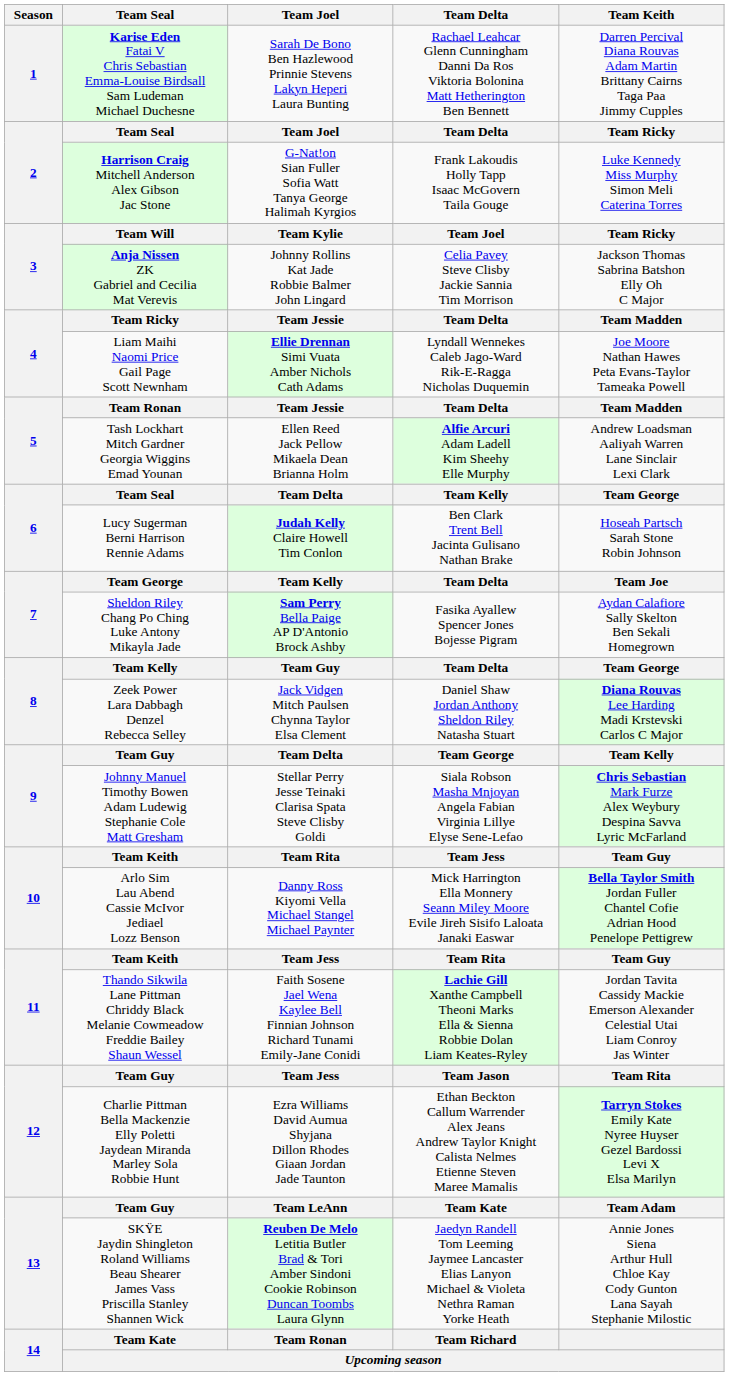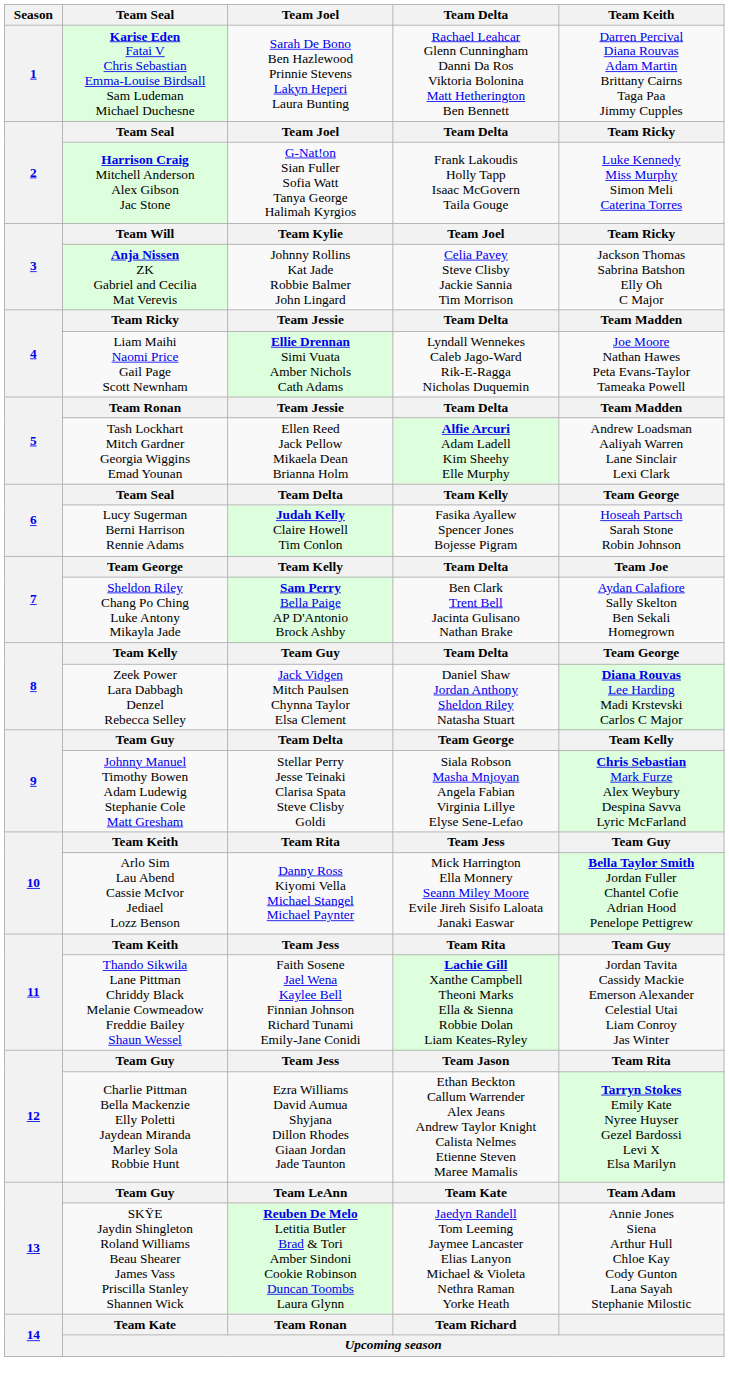(476, 538) Ben Clark Trent Bell Jacinta Gulisano Nathan Brake -> (476, 530) Fasika Ayallew Spencer Jones Bojesse Pigram
(476, 624) Fasika Ayallew Spencer Jones Bojesse Pigram -> (476, 610) Ben Clark Trent Bell Jacinta Gulisano Nathan Brake
